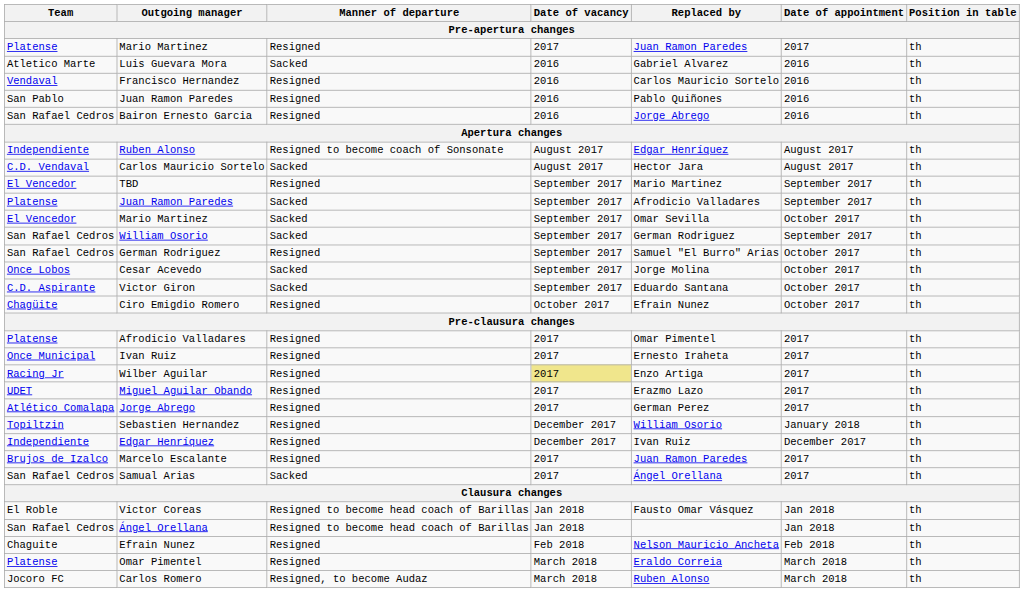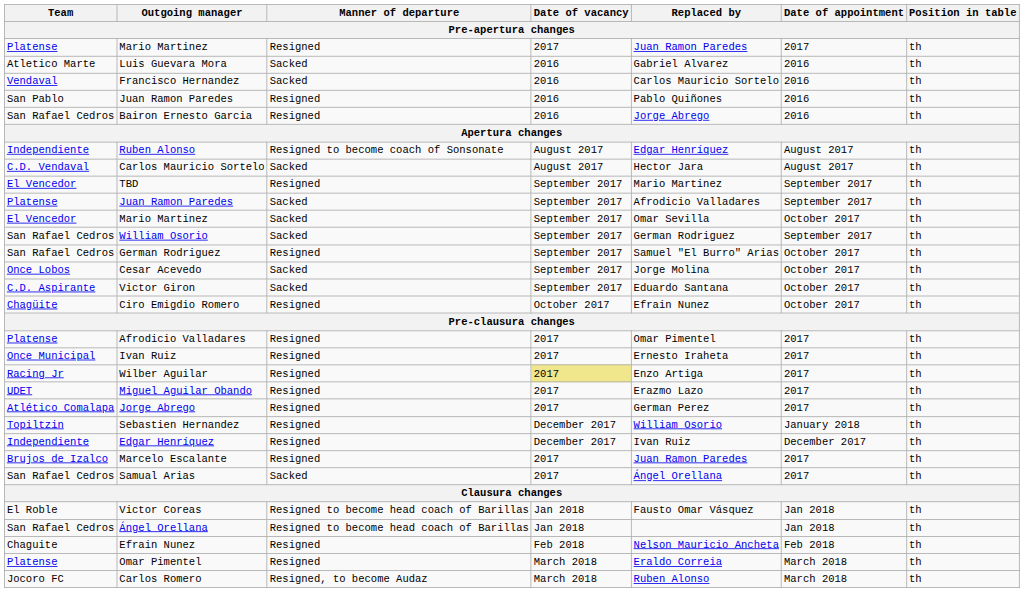(295, 82) Resigned -> (289, 82) Sacked
